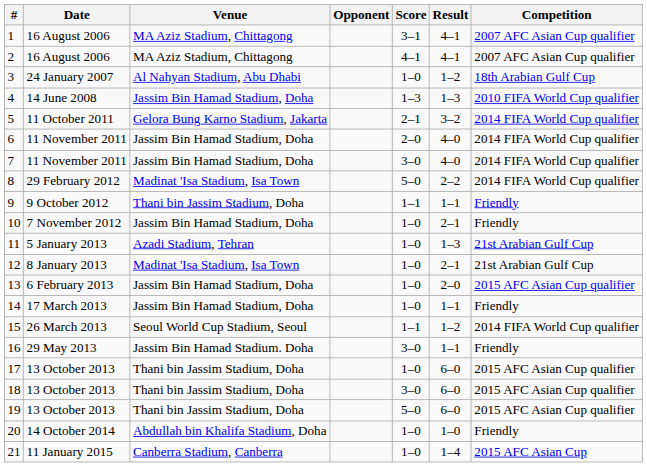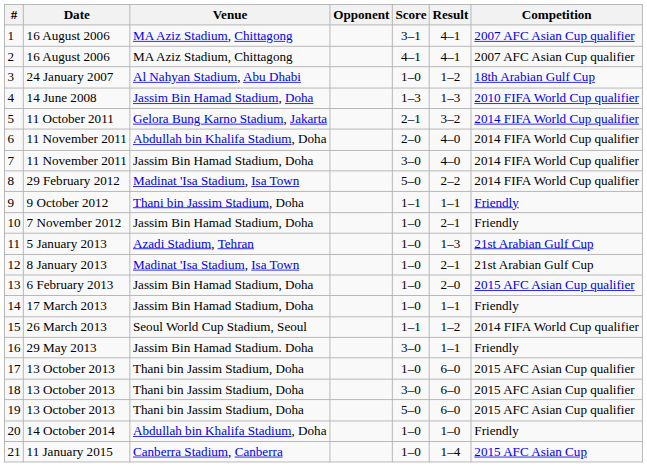(223, 139) Jassim Bin Hamad Stadium, Doha -> (230, 139) Abdullah bin Khalifa Stadium, Doha
